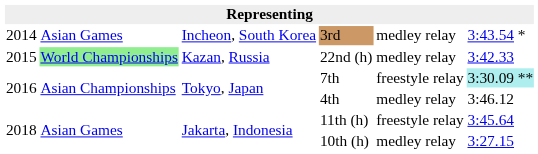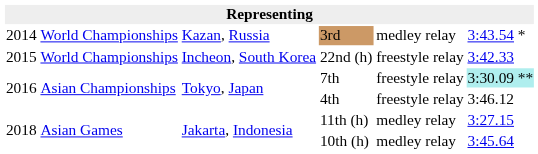(82, 35) Asian Games -> (109, 35) World Championships
(249, 35) Incheon, South Korea -> (226, 35) Kazan, Russia
(109, 56) lightgreen background -> (109, 56) no background
(226, 56) Kazan, Russia -> (249, 56) Incheon, South Korea
(416, 56) medley relay -> (420, 56) freestyle relay
(416, 99) medley relay -> (420, 99) freestyle relay
(420, 120) freestyle relay -> (416, 120) medley relay
(491, 120) 3:45.64 -> (491, 120) 3:27.15
(491, 141) 3:27.15 -> (491, 141) 3:45.64
